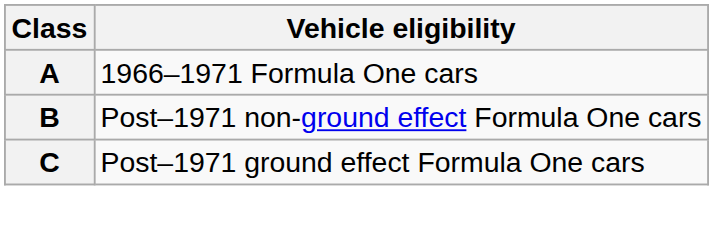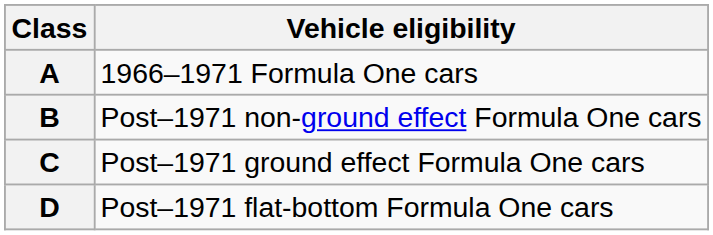+ row: (49, 208)
